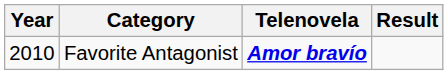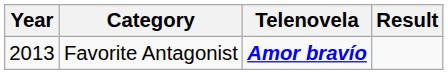(32, 52) 2010 -> (32, 52) 2013
